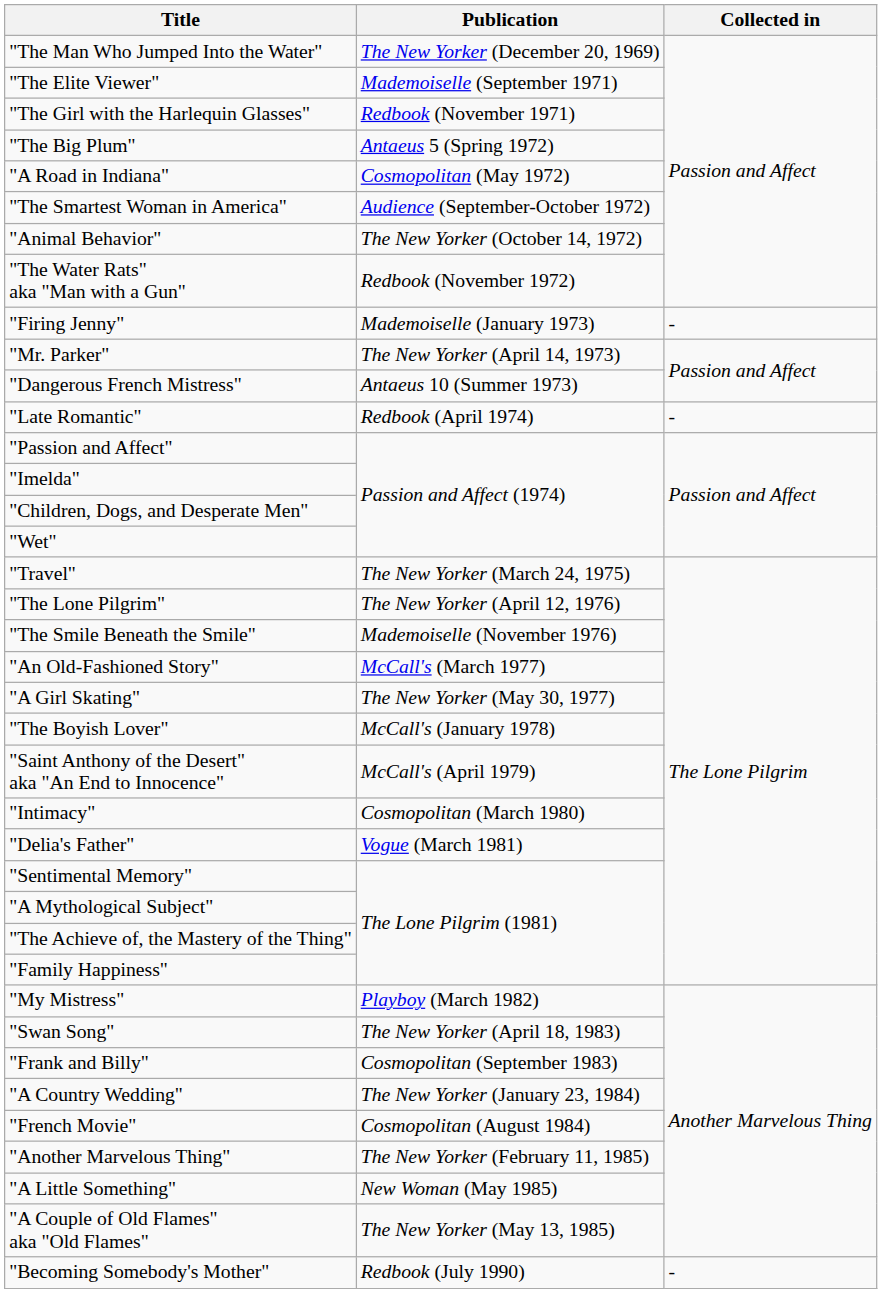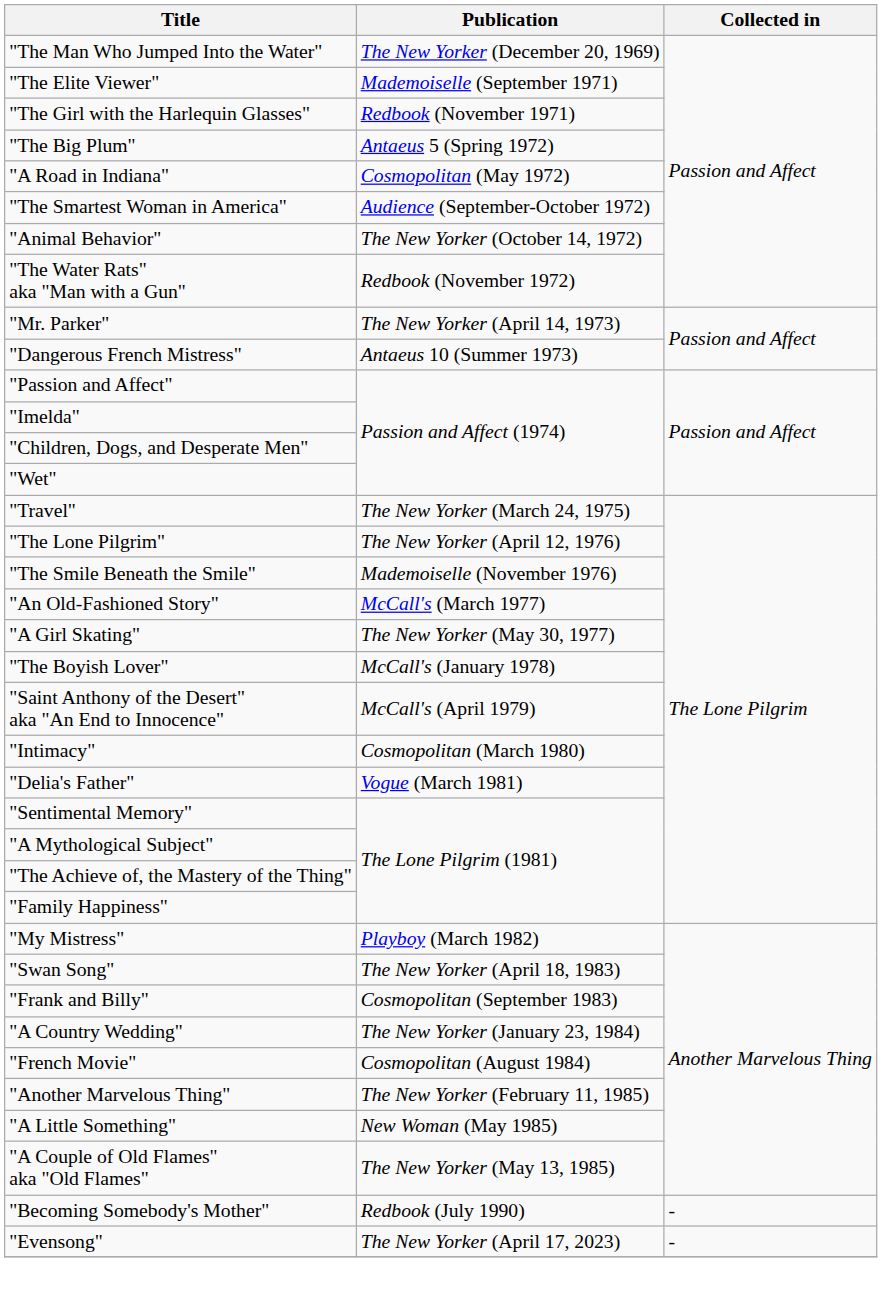- row: (67, 323)
- row: (75, 416)
+ row: (56, 1241)
